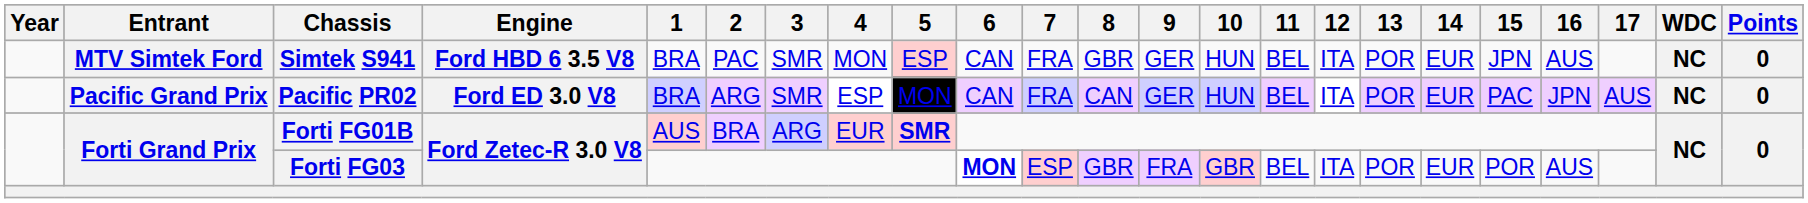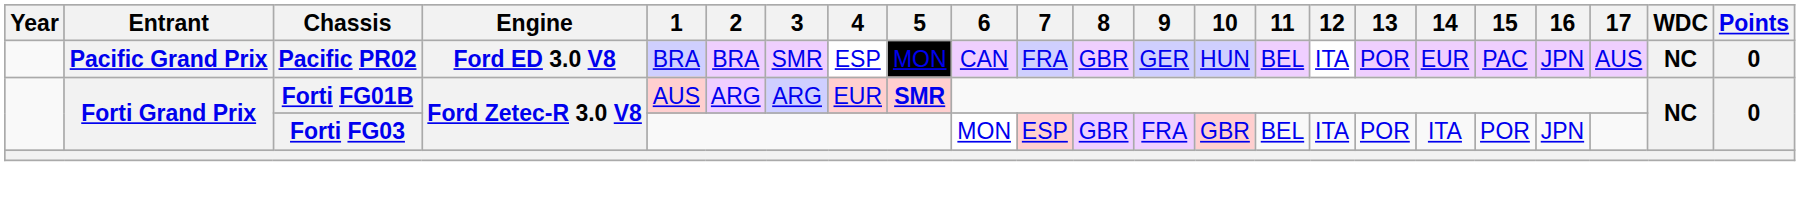- row: (347, 59)
(736, 95) ARG -> (736, 59) BRA
(1109, 95) CAN -> (1104, 59) GBR
(736, 131) BRA -> (736, 95) ARG
(989, 167) bold -> (984, 131) normal
(1450, 167) EUR -> (1445, 131) ITA
(1569, 167) AUS -> (1562, 131) JPN
